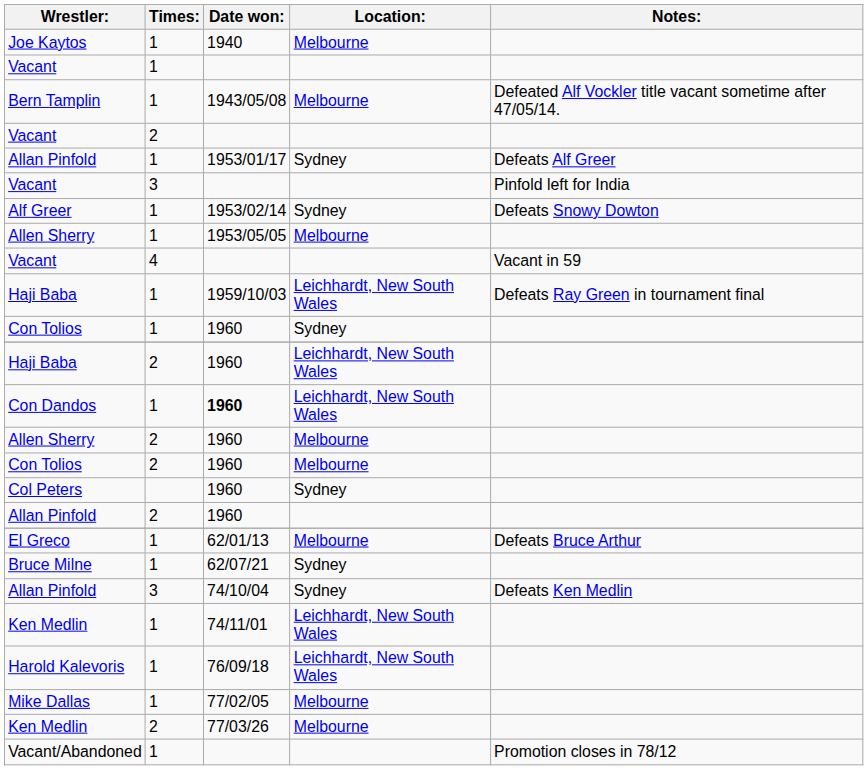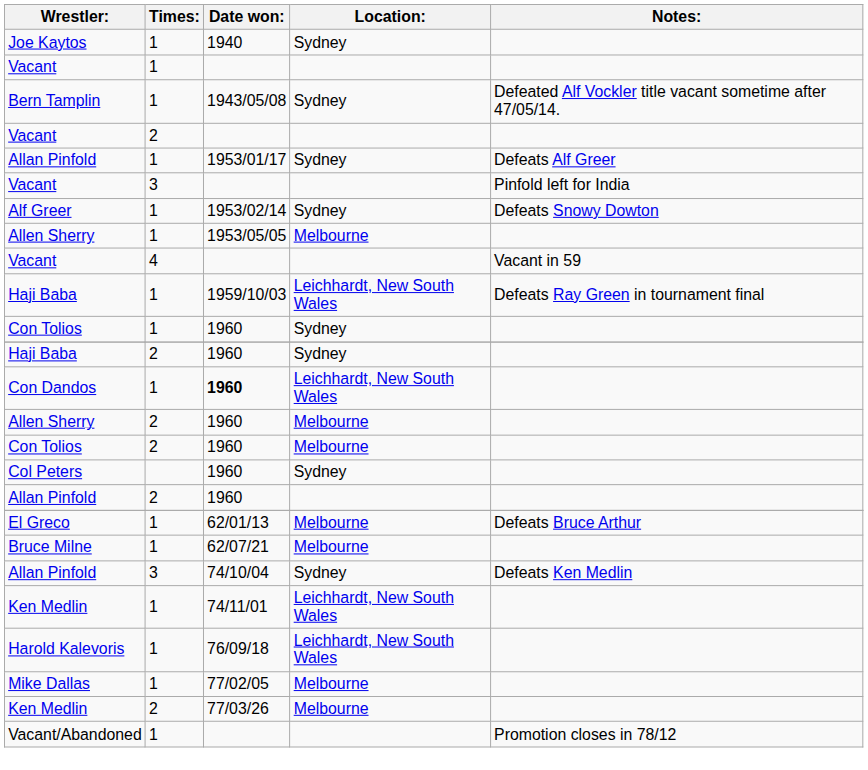(331, 42) Melbourne -> (320, 42) Sydney
(331, 101) Melbourne -> (320, 101) Sydney
(374, 363) Leichhardt, New South Wales -> (320, 354) Sydney
(320, 565) Sydney -> (331, 547) Melbourne
